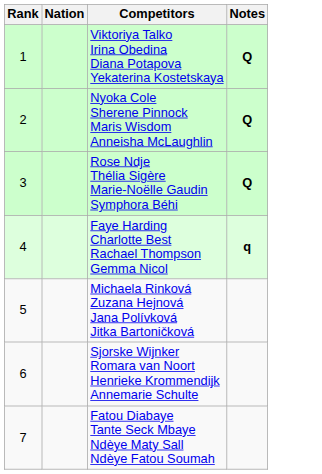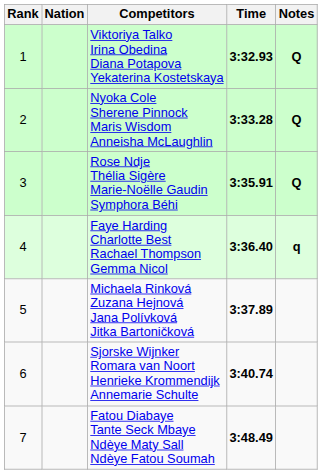+ column: (251, 14)
